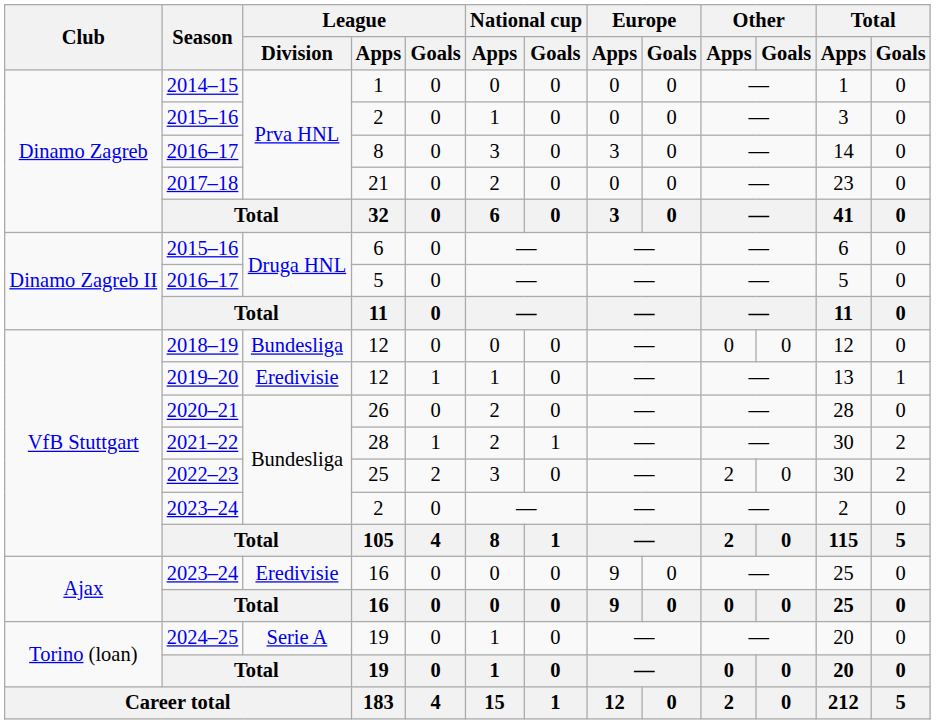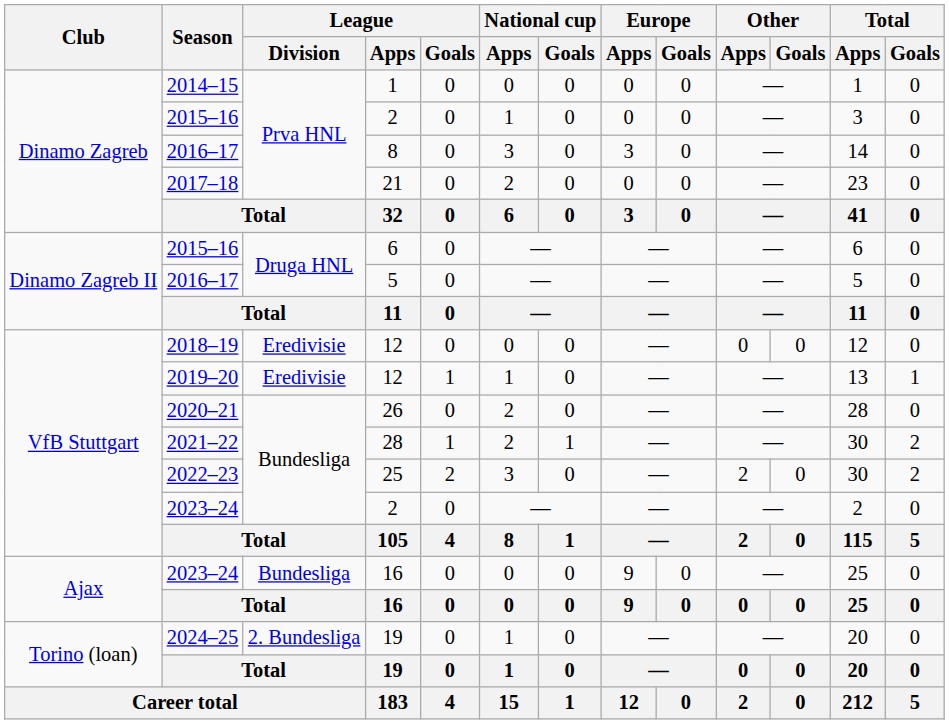(297, 345) Bundesliga -> (304, 345) Eredivisie
(297, 572) Eredivisie -> (304, 572) Bundesliga
(297, 637) Serie A -> (304, 637) 2. Bundesliga
